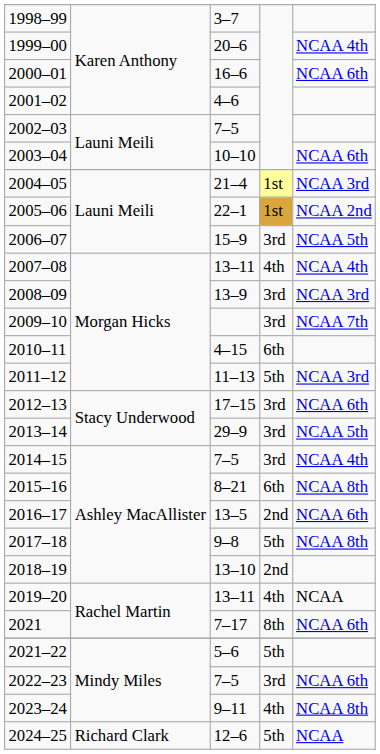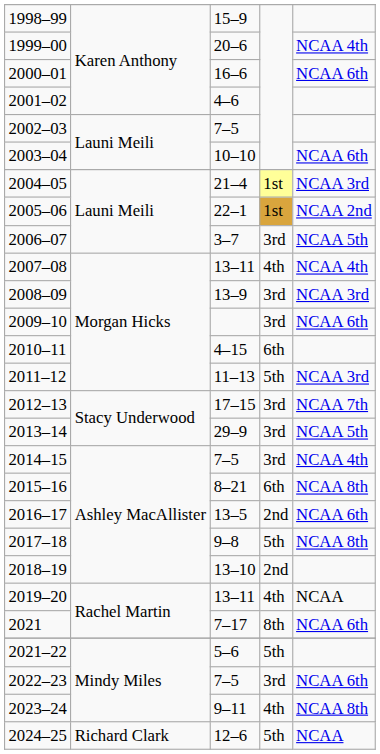(226, 18) 3–7 -> (230, 18) 15–9
(230, 239) 15–9 -> (226, 239) 3–7
(332, 321) NCAA 7th -> (332, 321) NCAA 6th
(332, 404) NCAA 6th -> (332, 404) NCAA 7th
